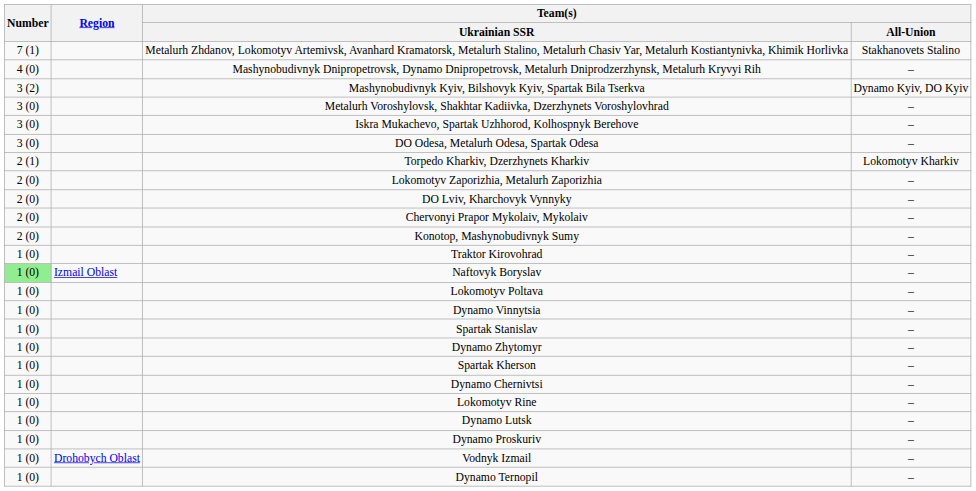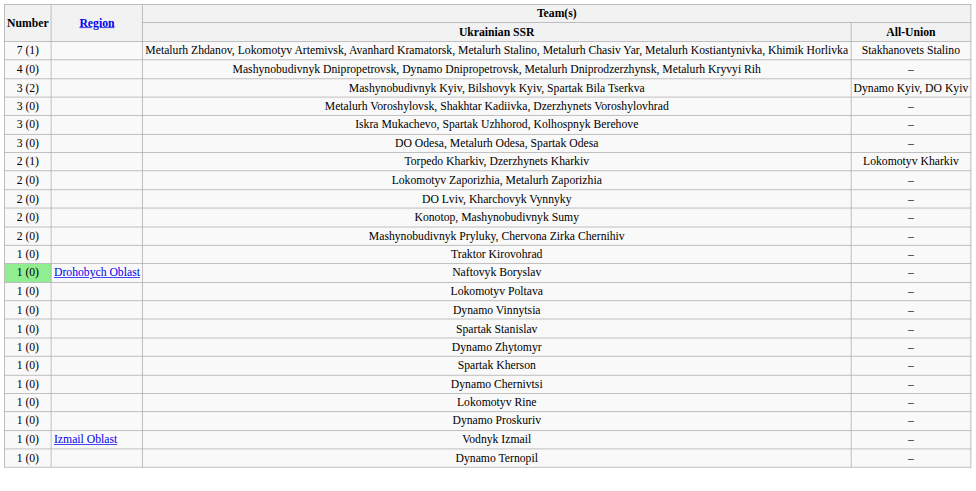- row: (497, 217)
+ row: (497, 236)
(86, 273) Izmail Oblast -> (97, 273) Drohobych Oblast
- row: (497, 421)
(97, 458) Drohobych Oblast -> (86, 439) Izmail Oblast
